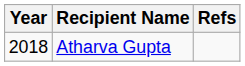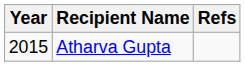(28, 46) 2018 -> (28, 46) 2015
